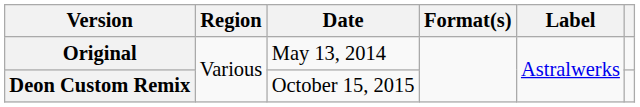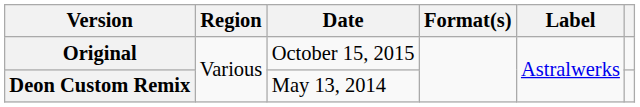(329, 53) May 13, 2014 -> (343, 53) October 15, 2015
(343, 85) October 15, 2015 -> (329, 85) May 13, 2014
